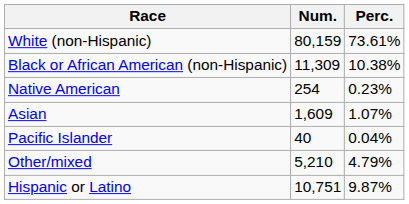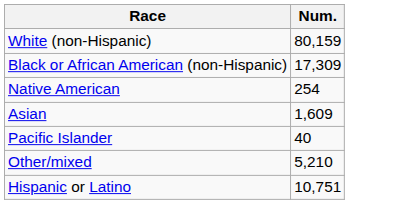- column: (374, 16)
(317, 65) 11,309 -> (318, 65) 17,309
